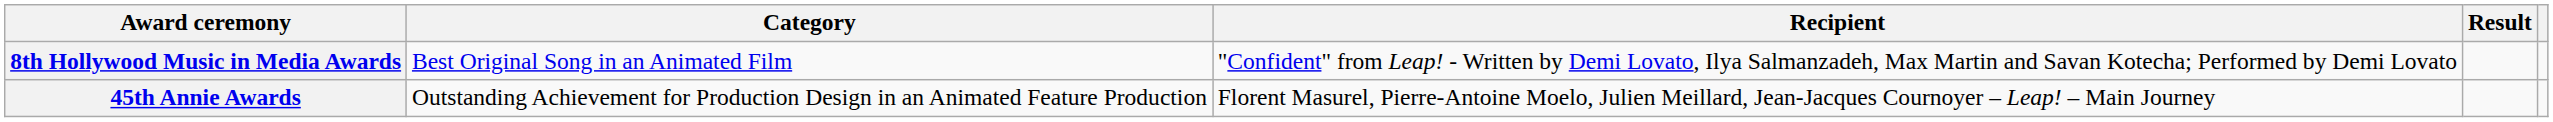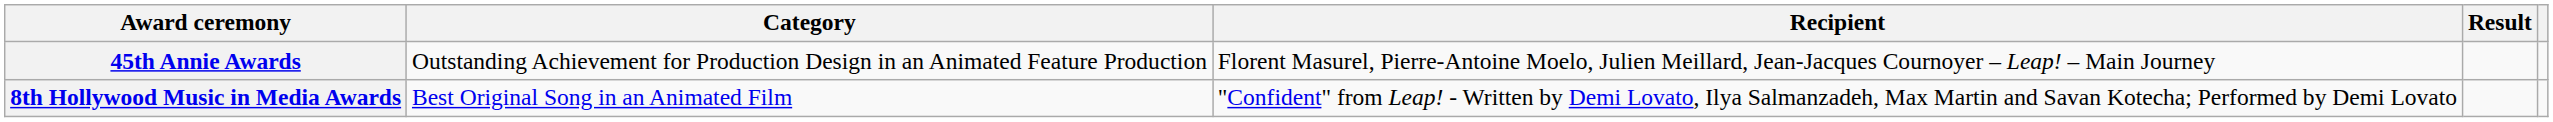rows swapped: (206, 97) <-> (206, 60)
